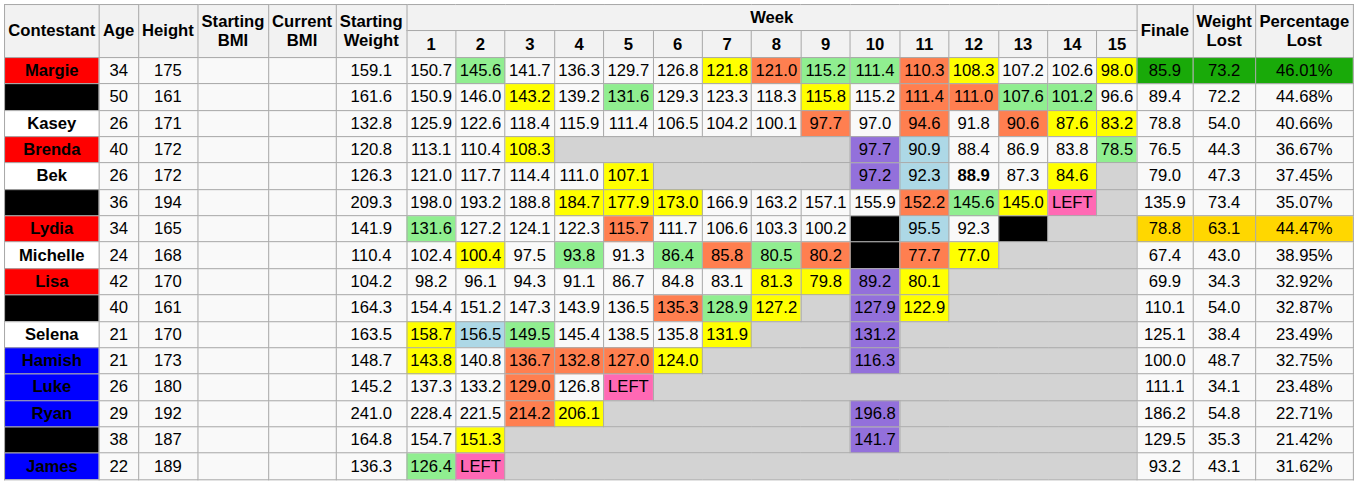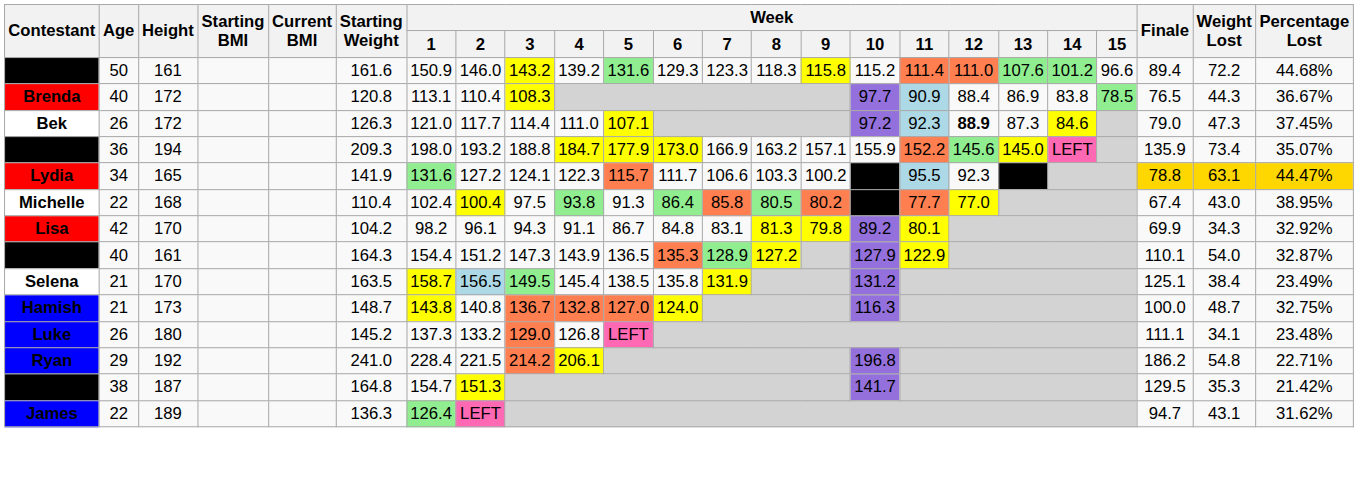- row: (52, 70)
- row: (52, 123)
(119, 255) 24 -> (119, 202) 22
(1165, 466) 93.2 -> (1165, 413) 94.7
